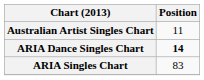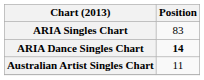rows swapped: (80, 65) <-> (80, 30)
